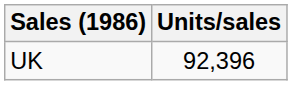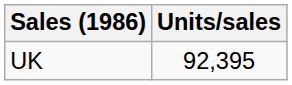(219, 60) 92,396 -> (219, 60) 92,395
